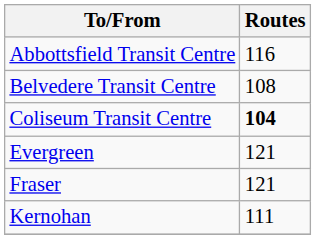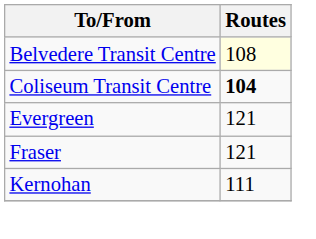- row: (122, 53)
(260, 86) no background -> (241, 53) lightyellow background
